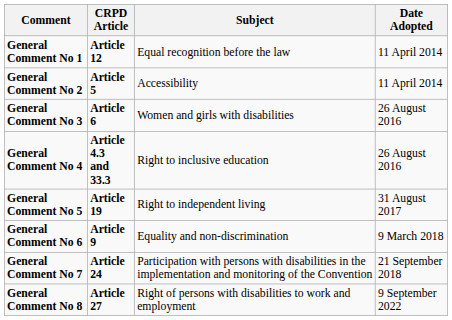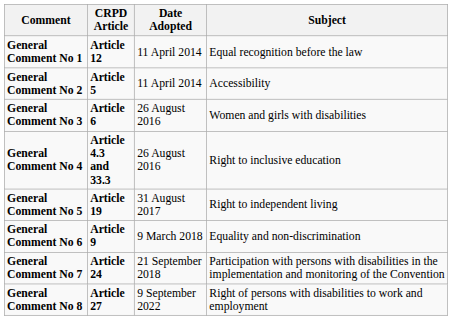columns swapped: (255, 20) <-> (411, 20)
